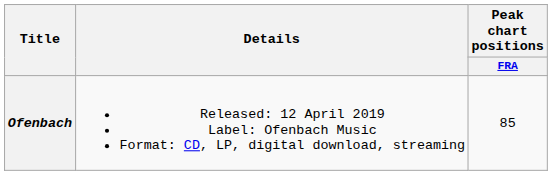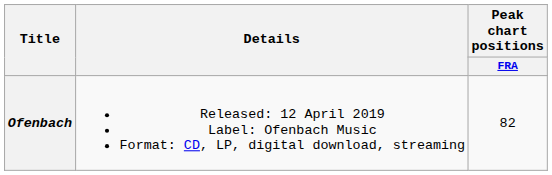(508, 123) 85 -> (508, 123) 82
